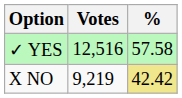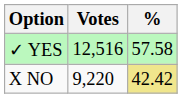(93, 78) 9,219 -> (93, 78) 9,220
